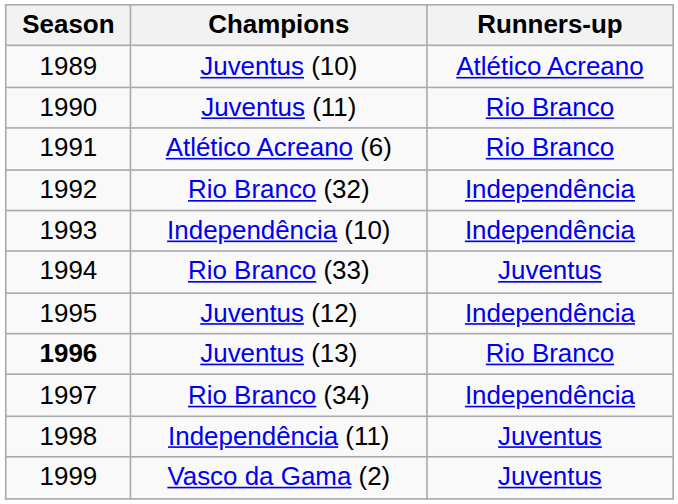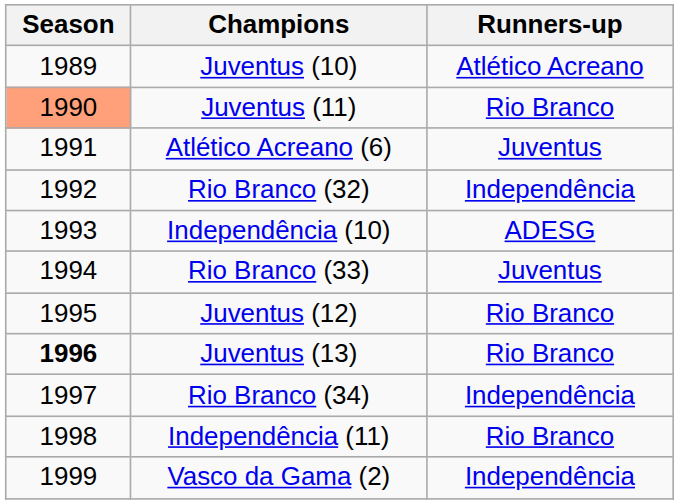(68, 107) no background -> (68, 107) lightsalmon background
(550, 148) Rio Branco -> (550, 148) Juventus
(550, 230) Independência -> (550, 230) ADESG
(550, 312) Independência -> (550, 312) Rio Branco
(550, 436) Juventus -> (550, 436) Rio Branco
(550, 477) Juventus -> (550, 477) Independência
